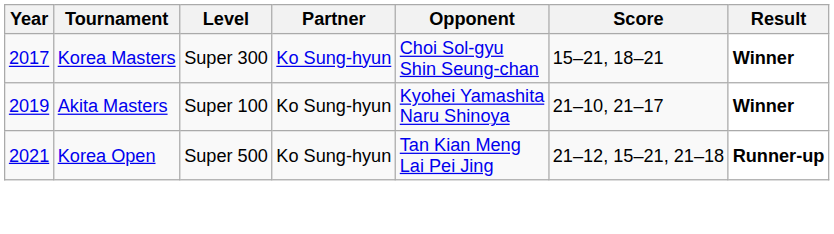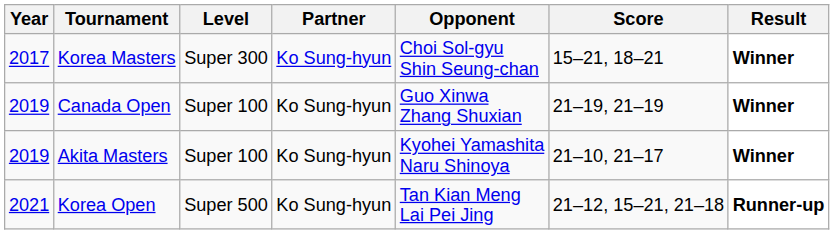+ row: (114, 107)
